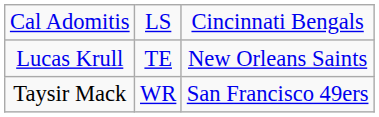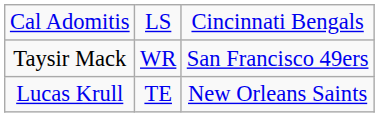rows swapped: (70, 58) <-> (70, 93)
